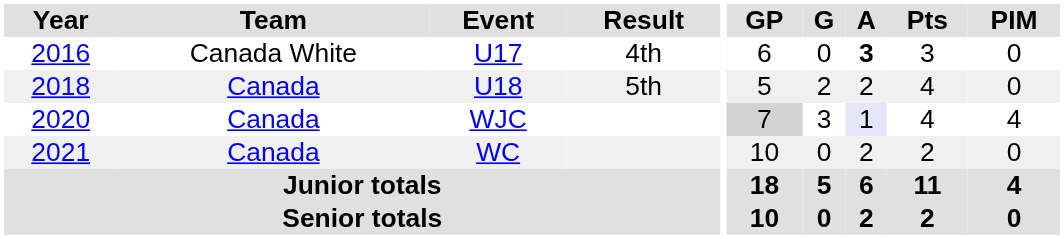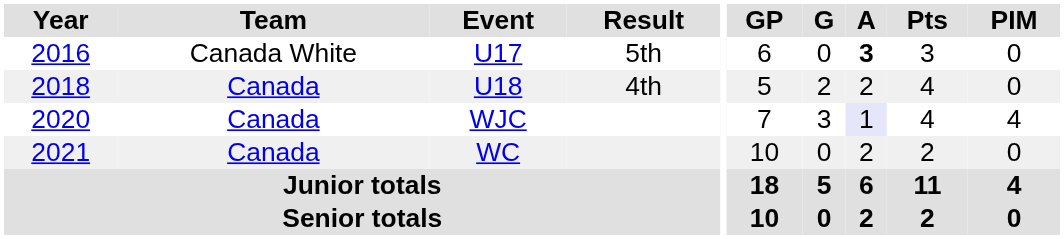(644, 53) 4th -> (644, 53) 5th
(644, 86) 5th -> (644, 86) 4th
(764, 119) lightgrey background -> (764, 119) no background
